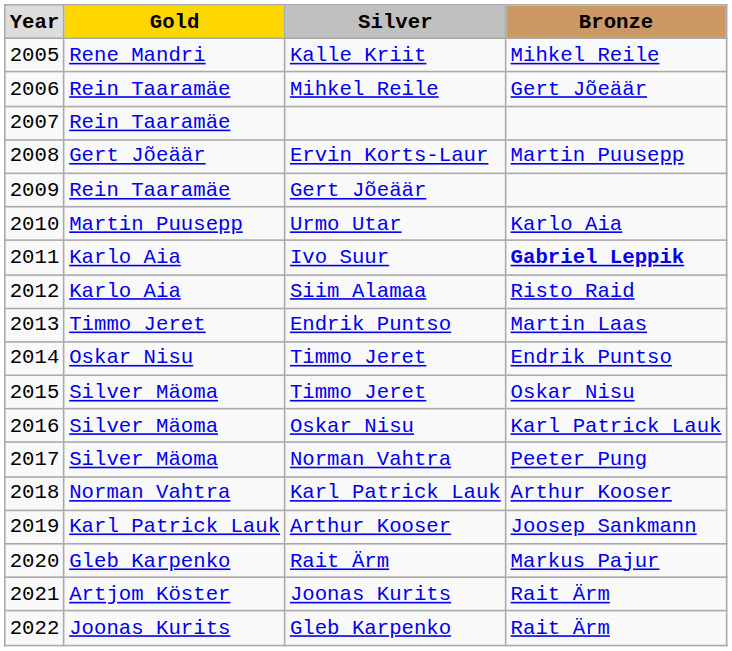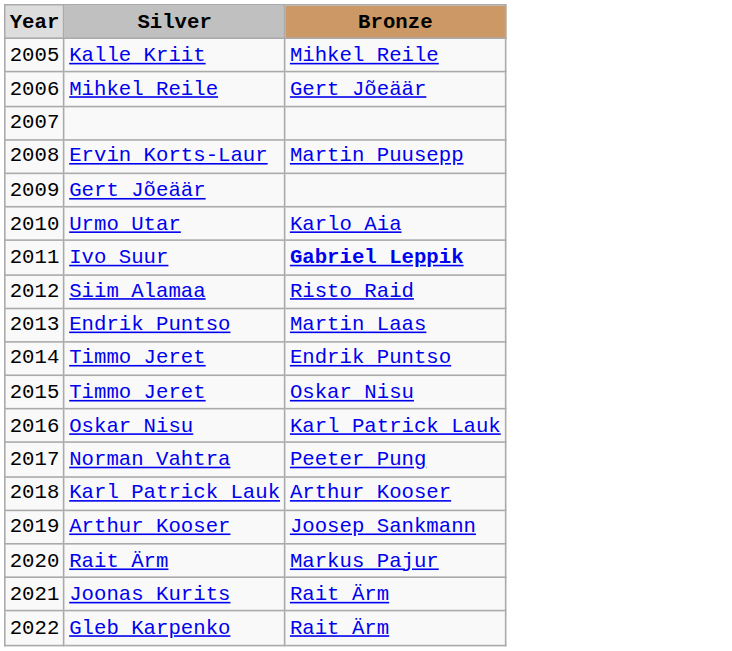- column: (175, 22)
